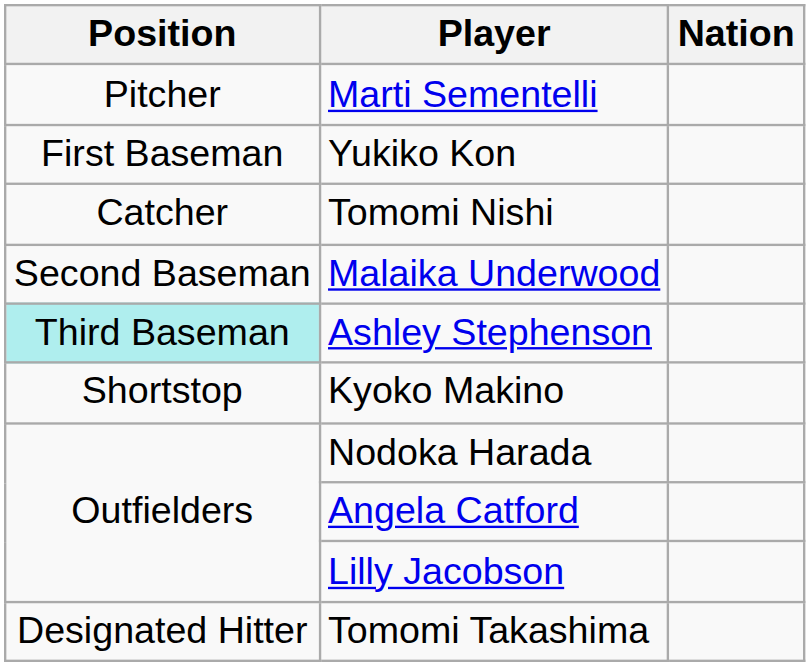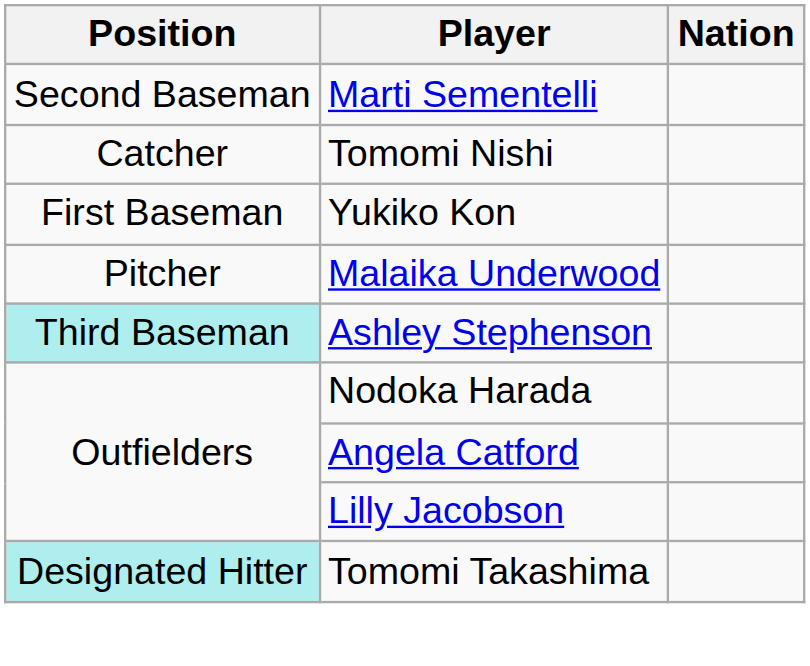(162, 93) Pitcher -> (162, 93) Second Baseman
rows swapped: (441, 213) <-> (422, 153)
(162, 272) Second Baseman -> (162, 272) Pitcher
- row: (446, 392)
(162, 630) no background -> (162, 570) paleturquoise background
